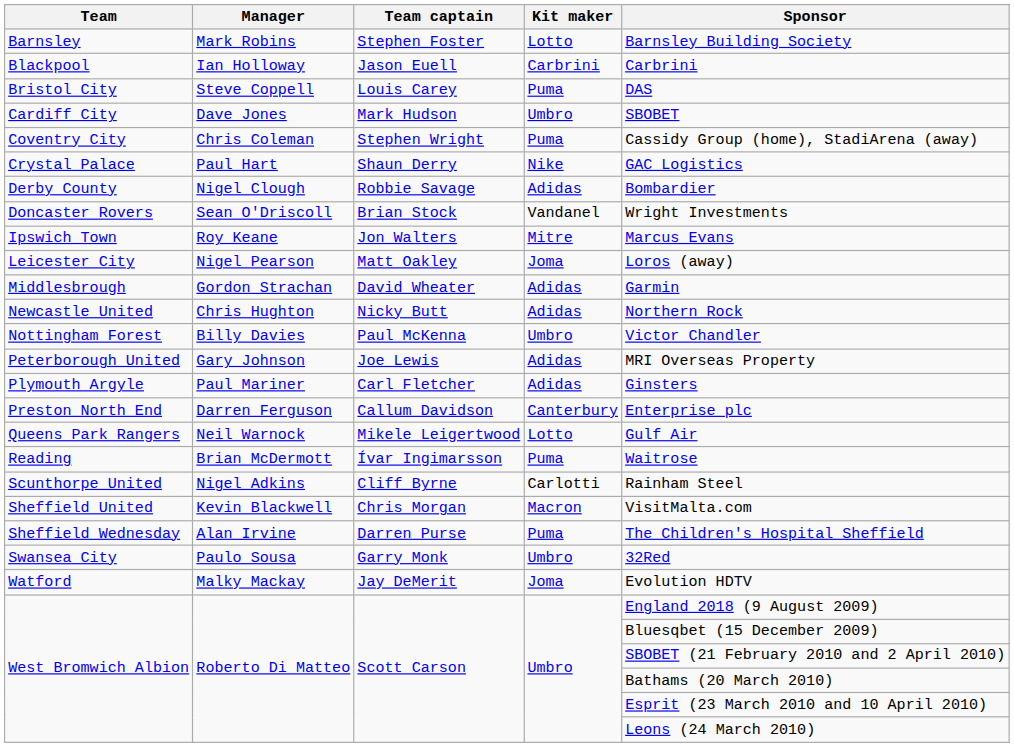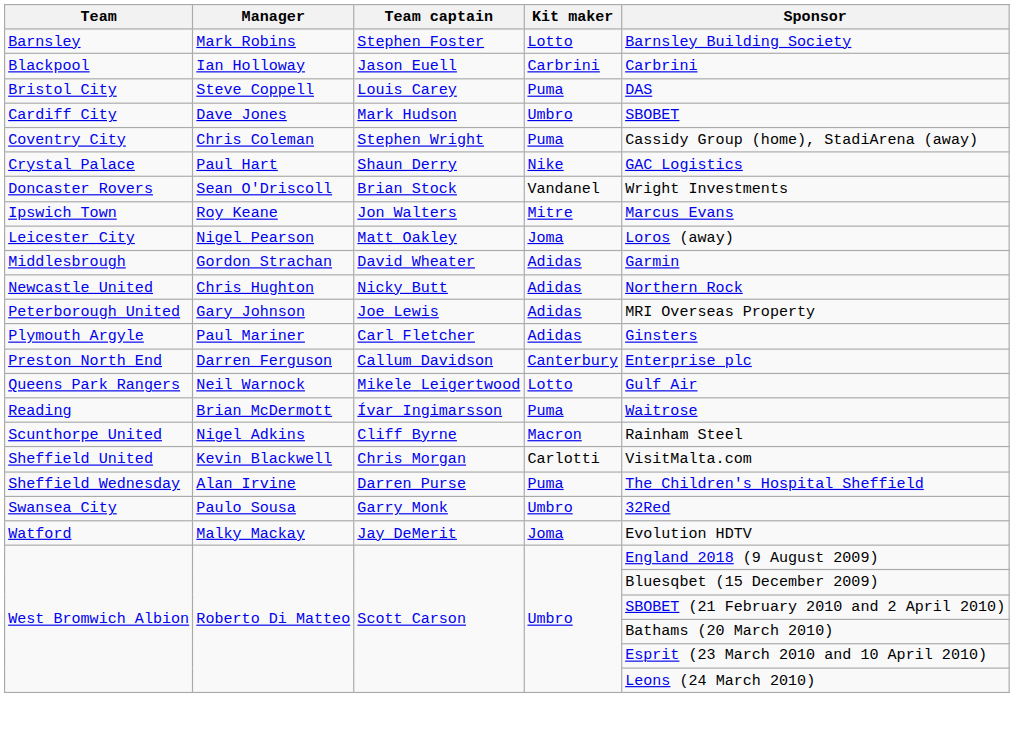- row: (62, 189)
- row: (85, 336)
(564, 484) Carlotti -> (555, 435) Macron
(555, 508) Macron -> (564, 459) Carlotti
